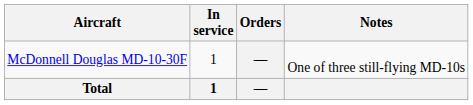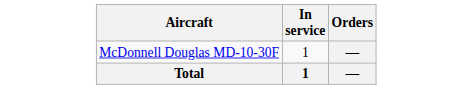- column: (376, 22)
